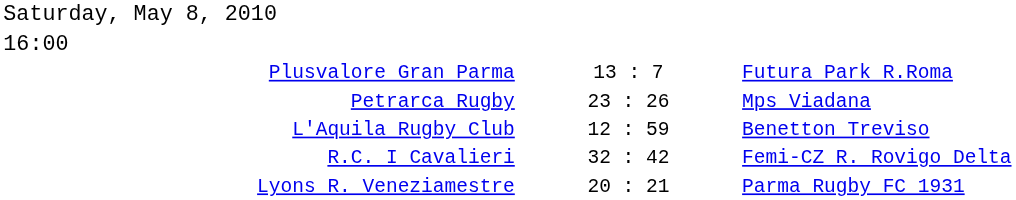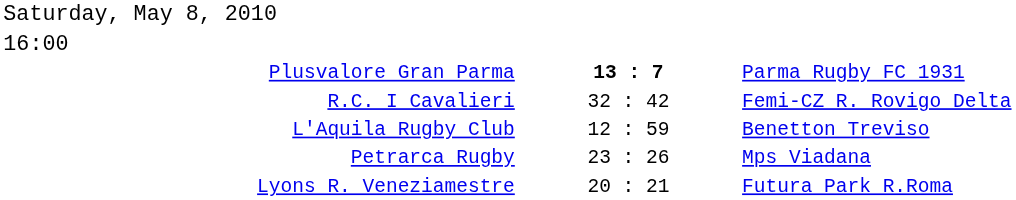(628, 73) normal -> (628, 73) bold
(848, 73) Futura Park R.Roma -> (853, 73) Parma Rugby FC 1931
rows swapped: (433, 102) <-> (421, 158)
(853, 187) Parma Rugby FC 1931 -> (848, 187) Futura Park R.Roma
